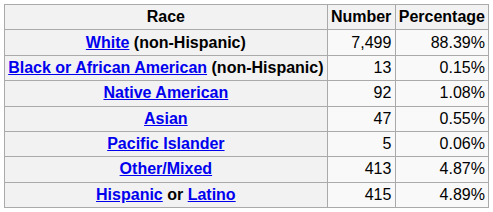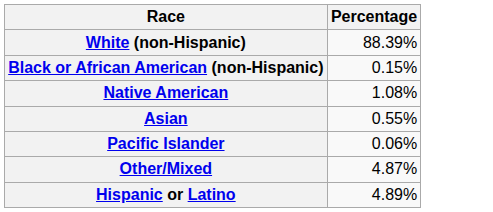- column: (361, 17)
